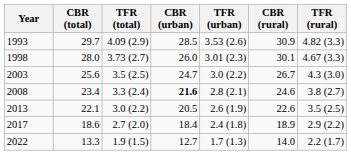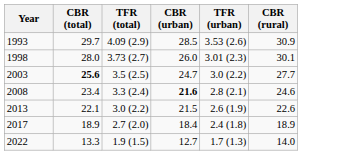- column: (322, 18)
(90, 74) normal -> (90, 74) bold
(286, 74) 26.7 -> (286, 74) 27.7
(188, 108) 20.5 -> (188, 108) 21.5
(90, 125) 18.6 -> (90, 125) 18.9
